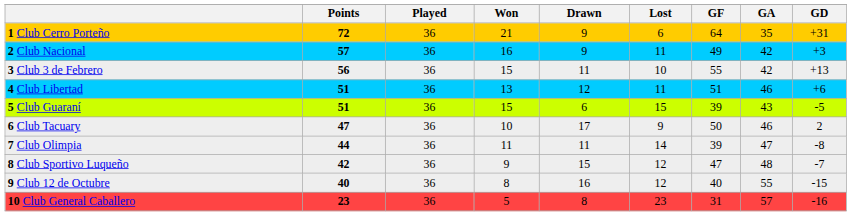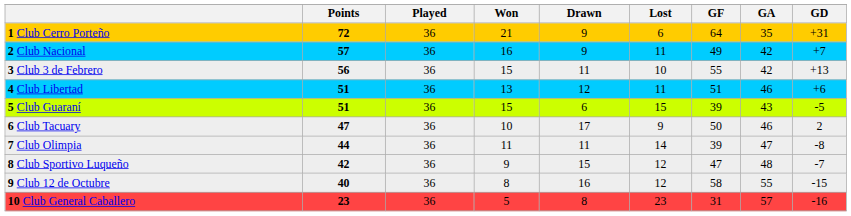(819, 51) +3 -> (819, 51) +7
(716, 182) 40 -> (716, 182) 58
